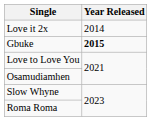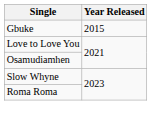- row: (27, 28)
(94, 44) bold -> (94, 28) normal
